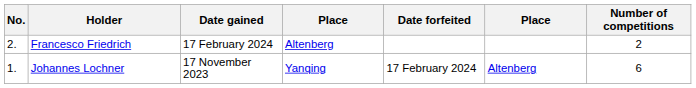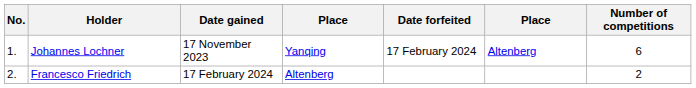rows swapped: (77, 69) <-> (81, 44)
